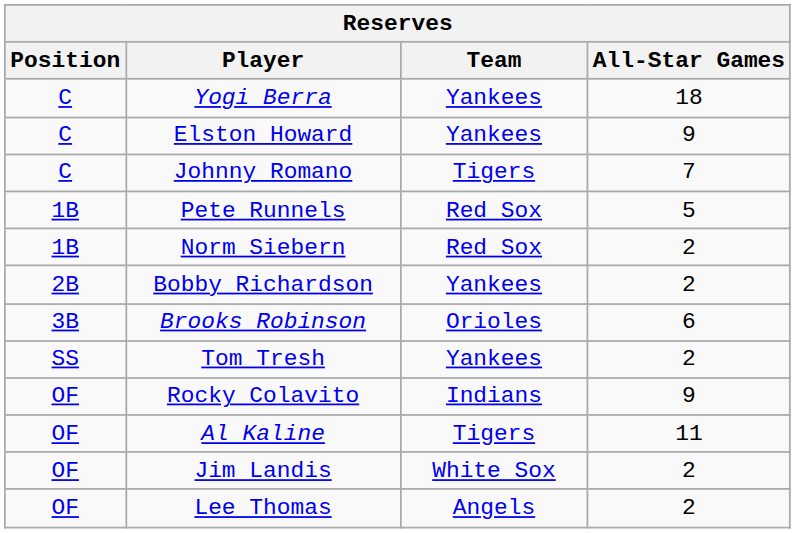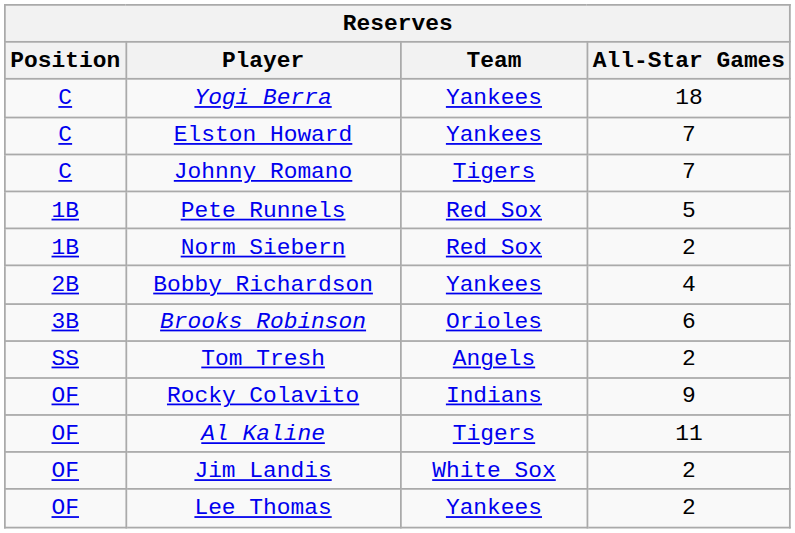(689, 135) 9 -> (689, 135) 7
(689, 285) 2 -> (689, 285) 4
(494, 359) Yankees -> (494, 359) Angels
(494, 508) Angels -> (494, 508) Yankees
